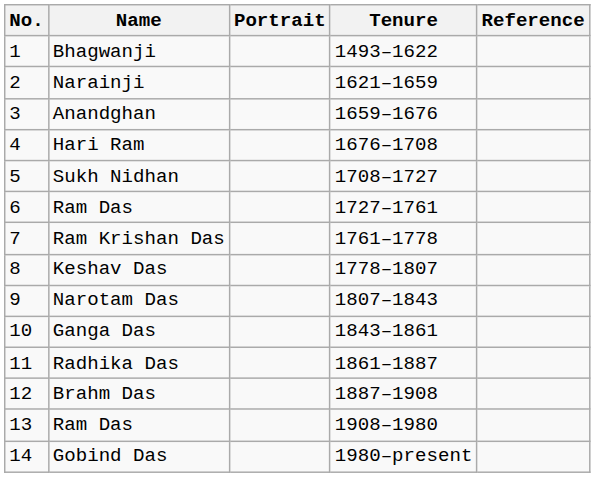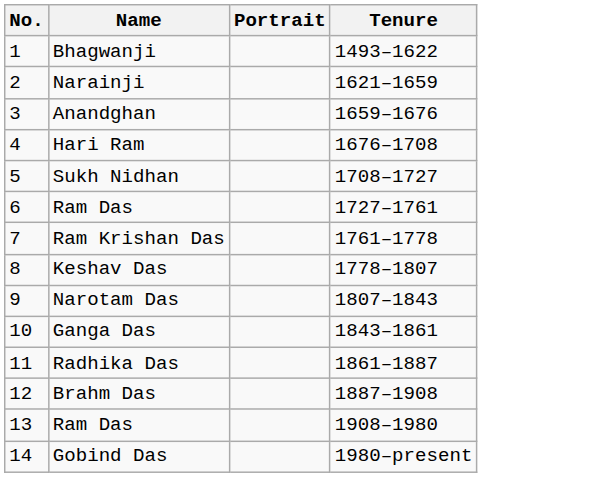- column: (533, 20)
